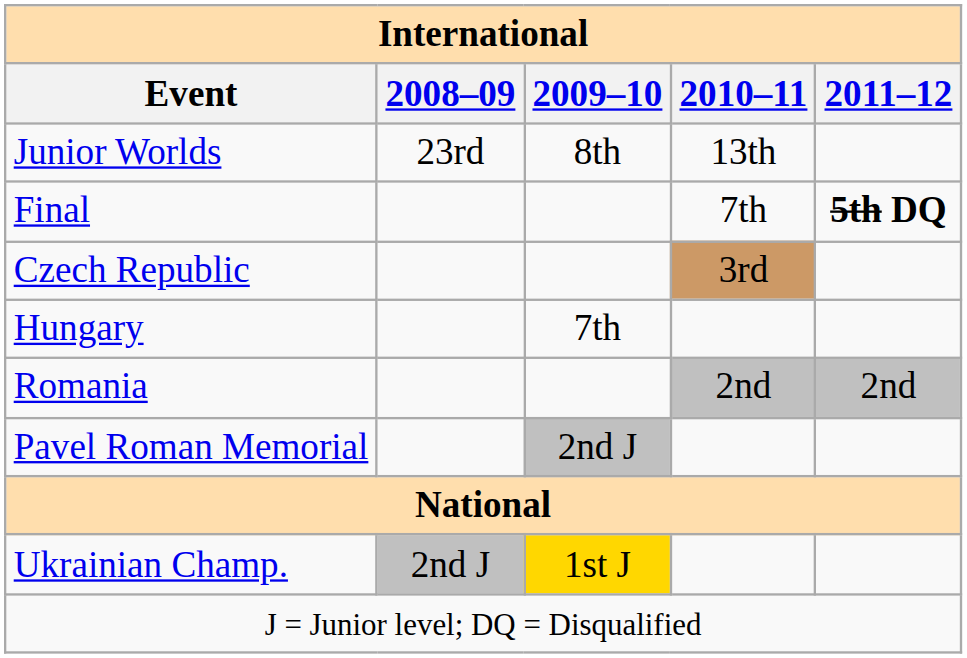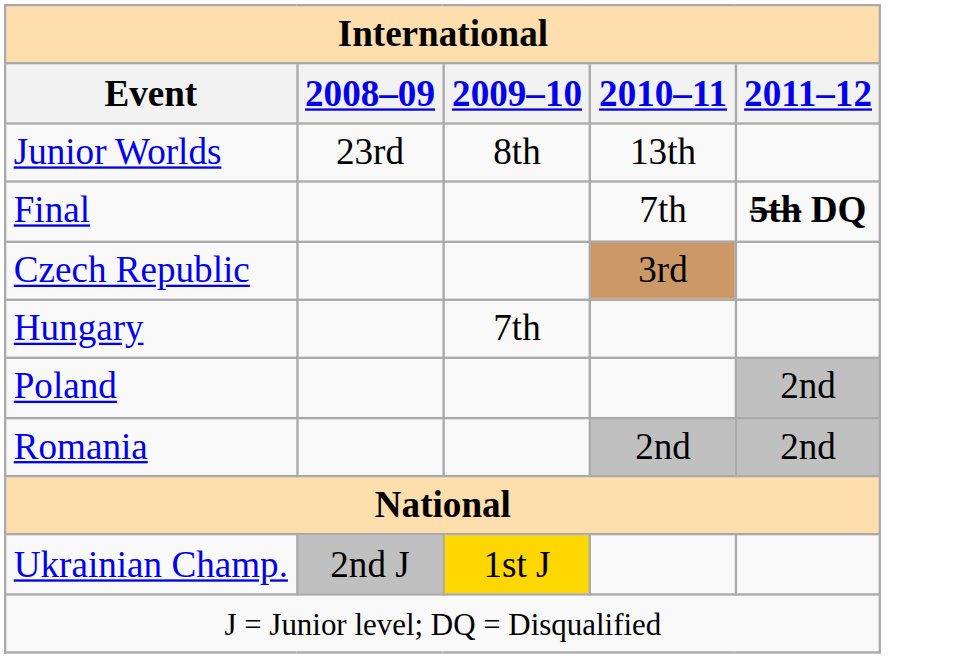+ row: (65, 387)
- row: (191, 446)
